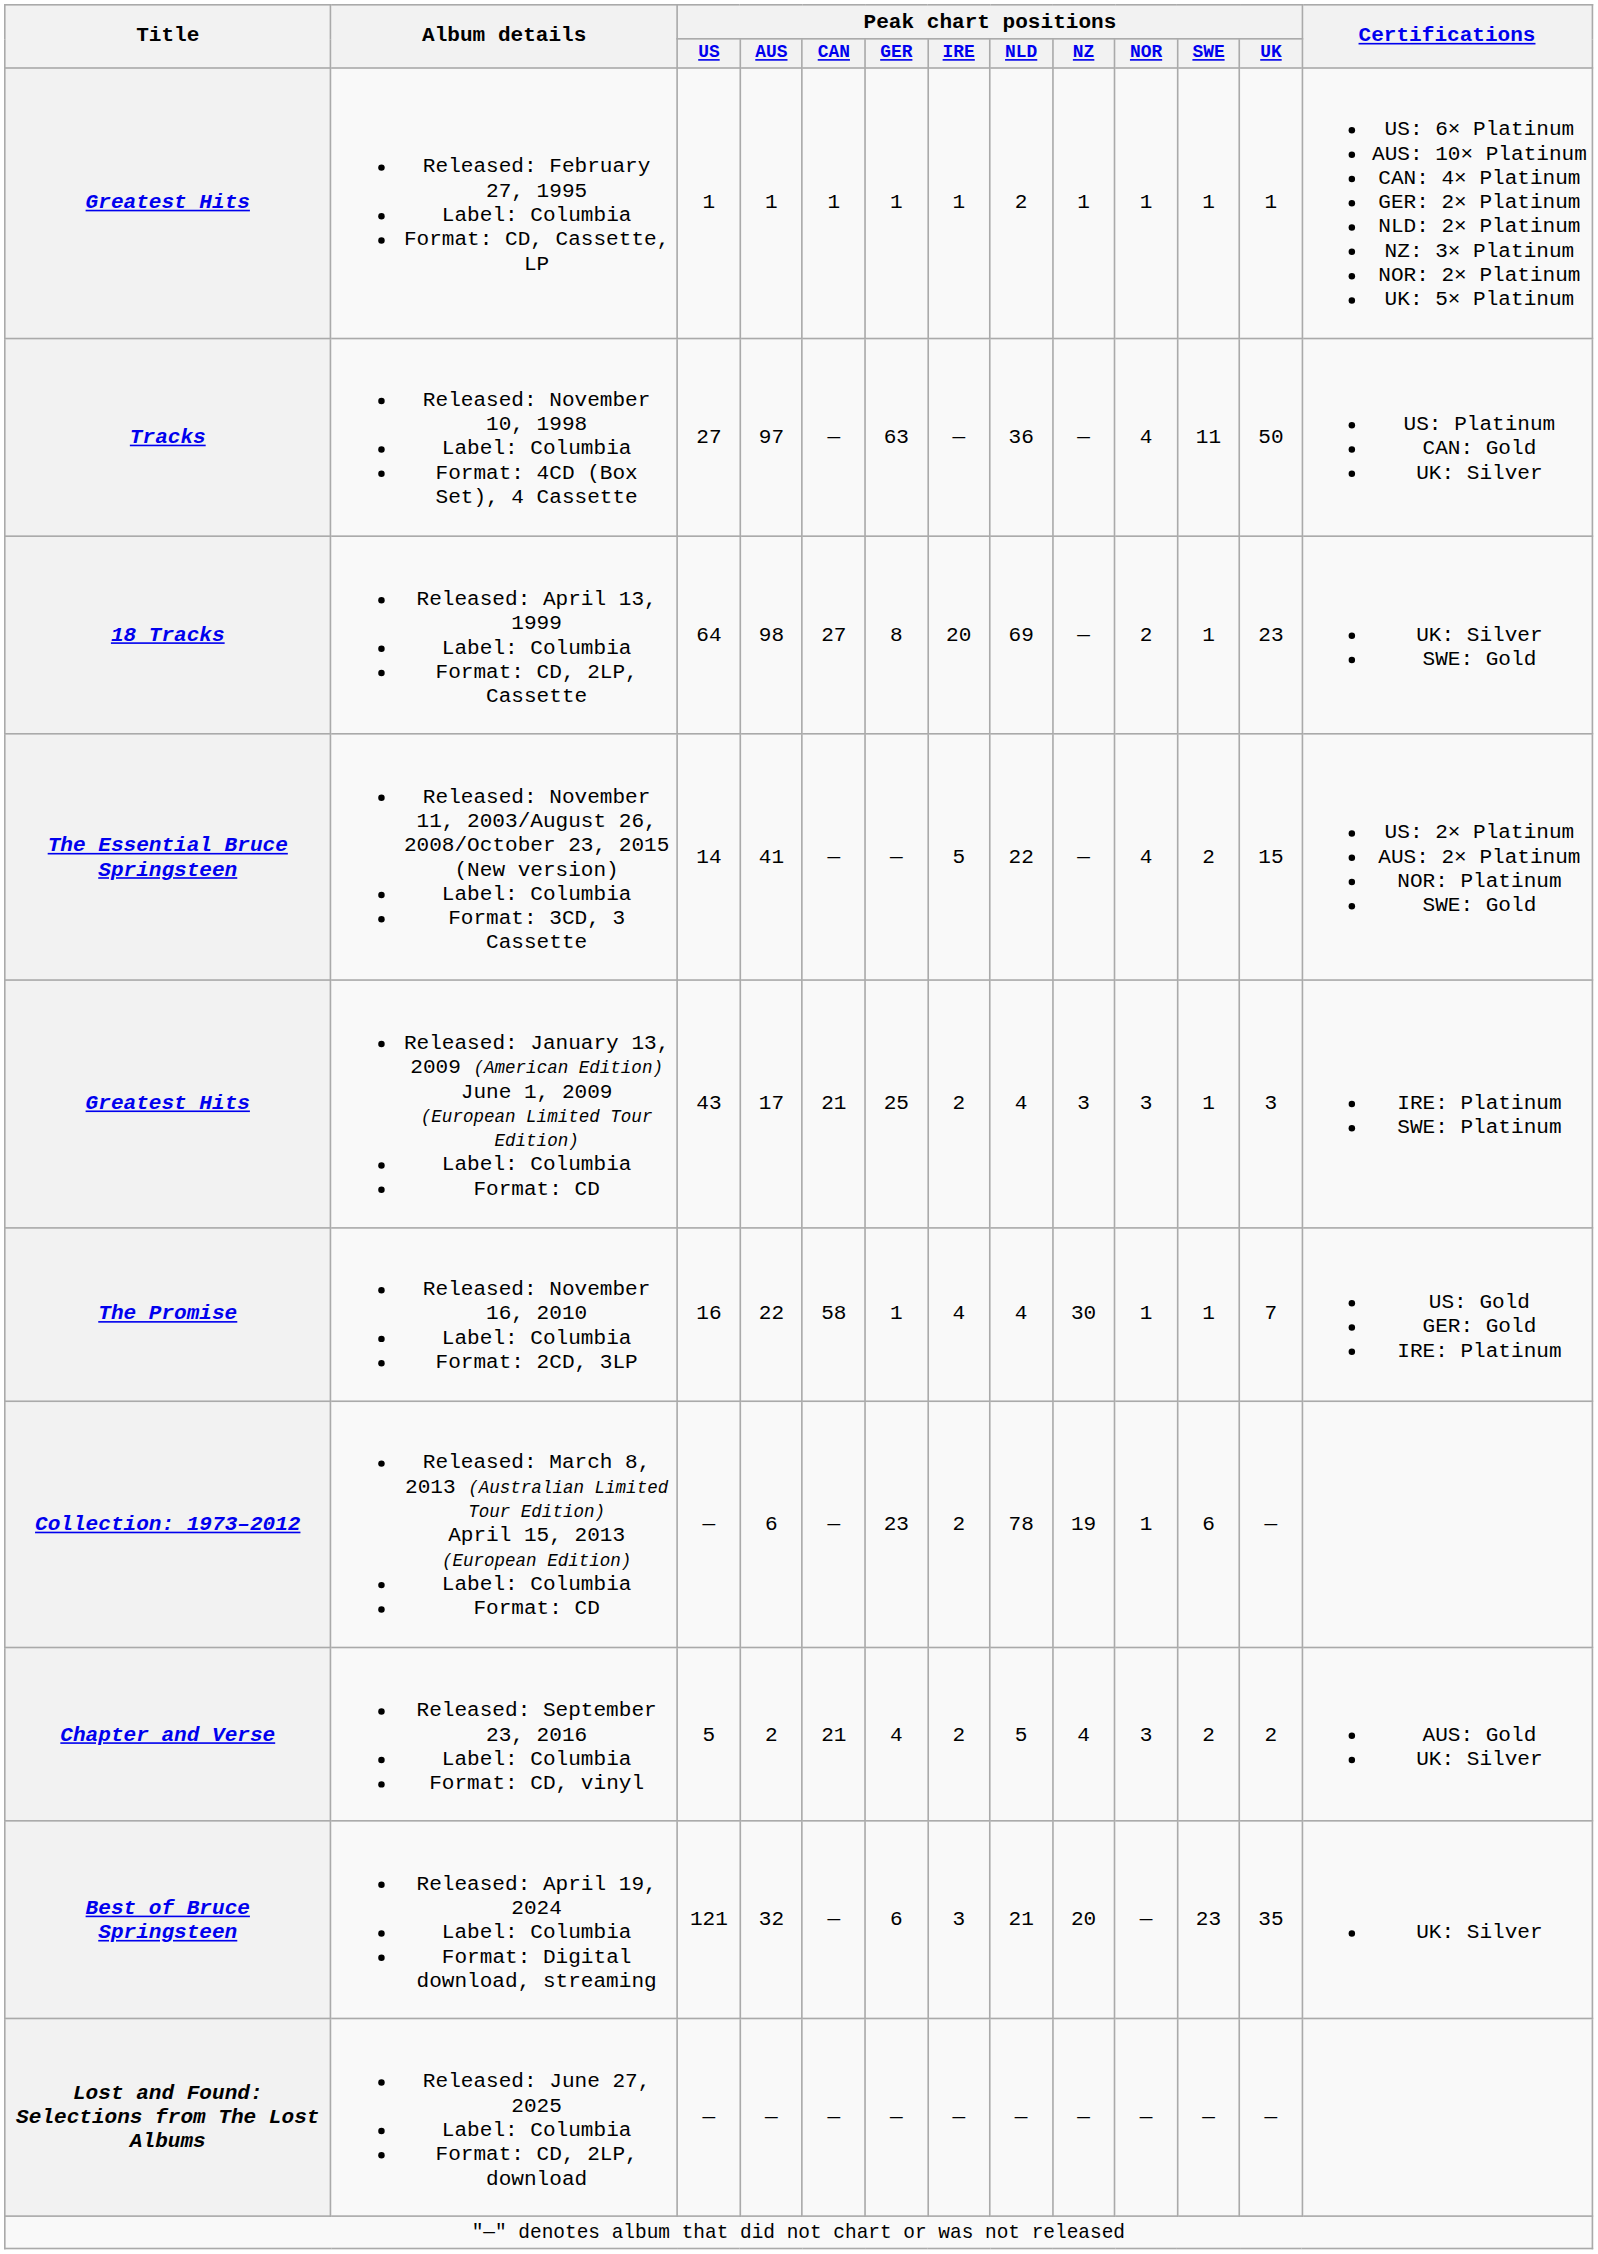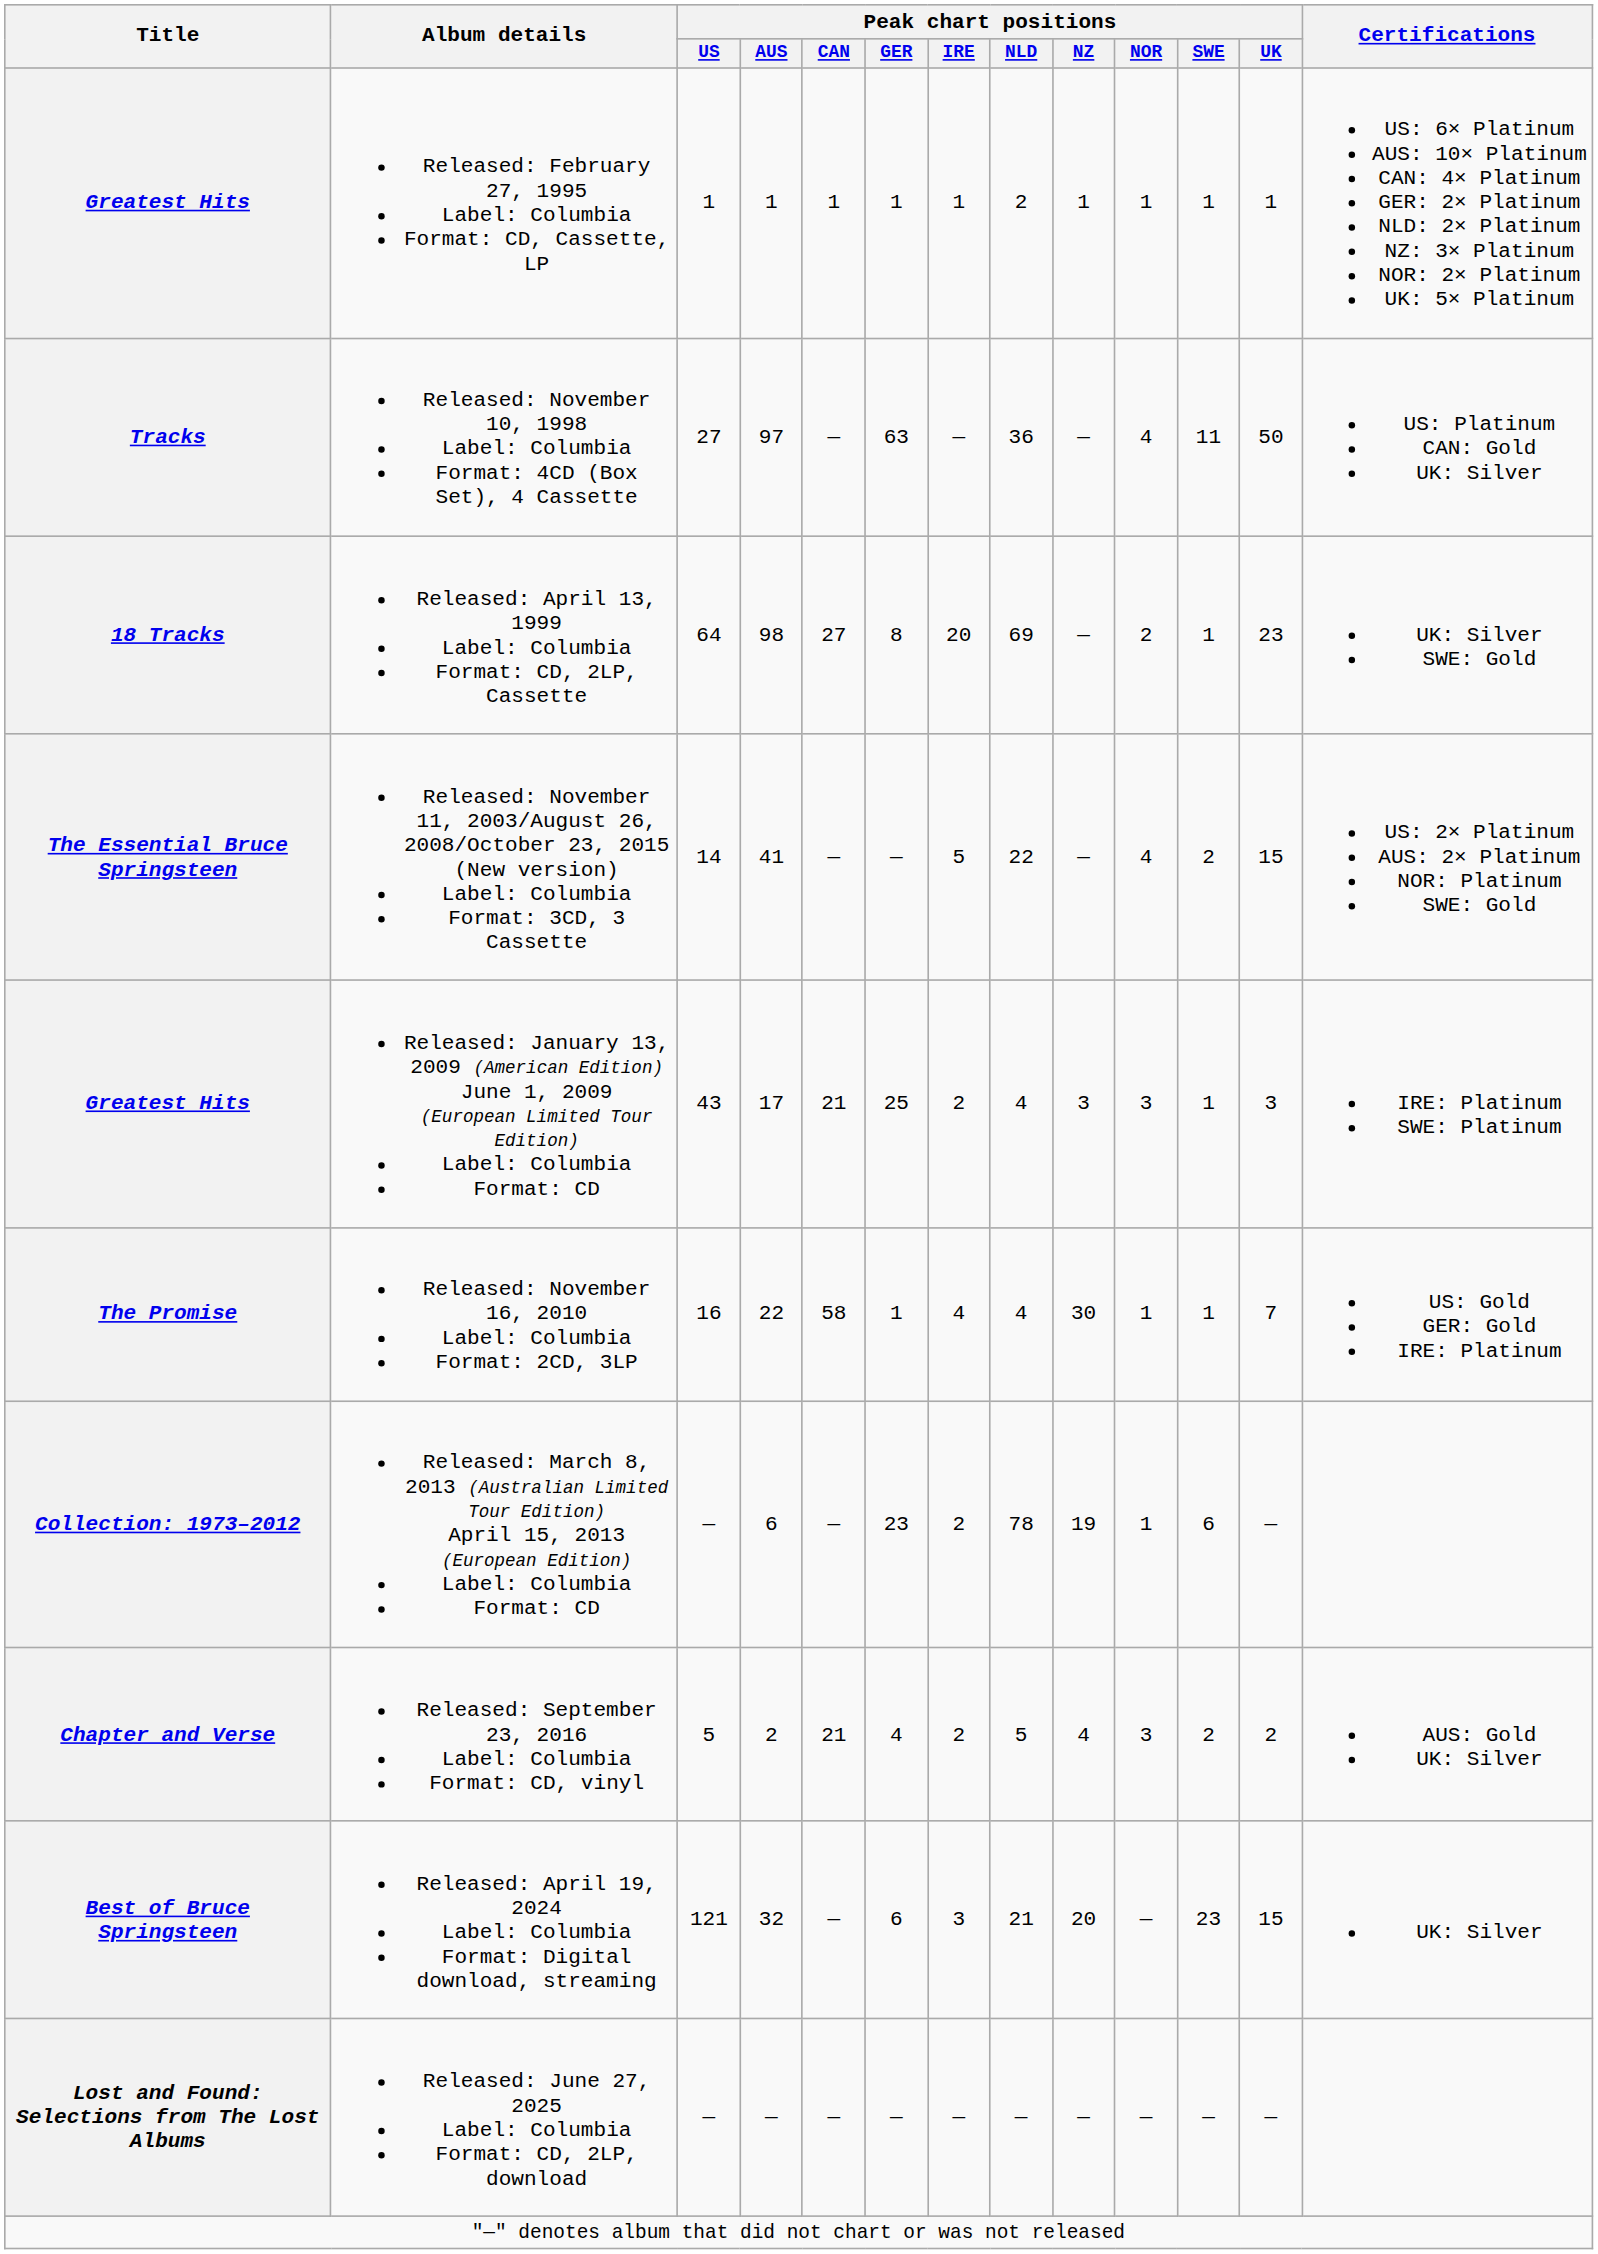(1271, 1920) 35 -> (1271, 1920) 15
